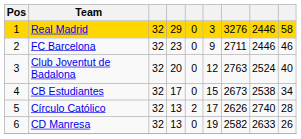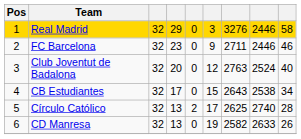(235, 91) 2673 -> (235, 91) 2643
(235, 108) 2626 -> (235, 108) 2625
